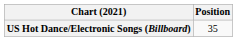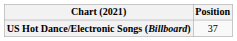(213, 28) 35 -> (213, 28) 37
